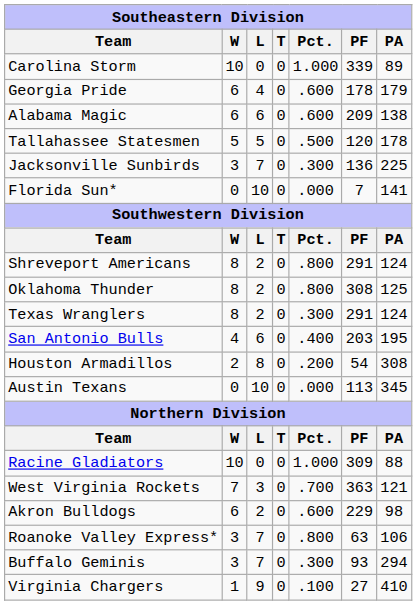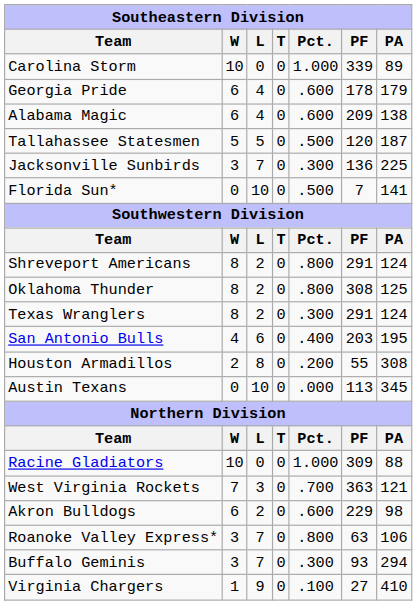(260, 116) 6 -> (260, 116) 4
(394, 141) 178 -> (394, 141) 187
(316, 191) .000 -> (316, 191) .500
(359, 364) 54 -> (359, 364) 55
